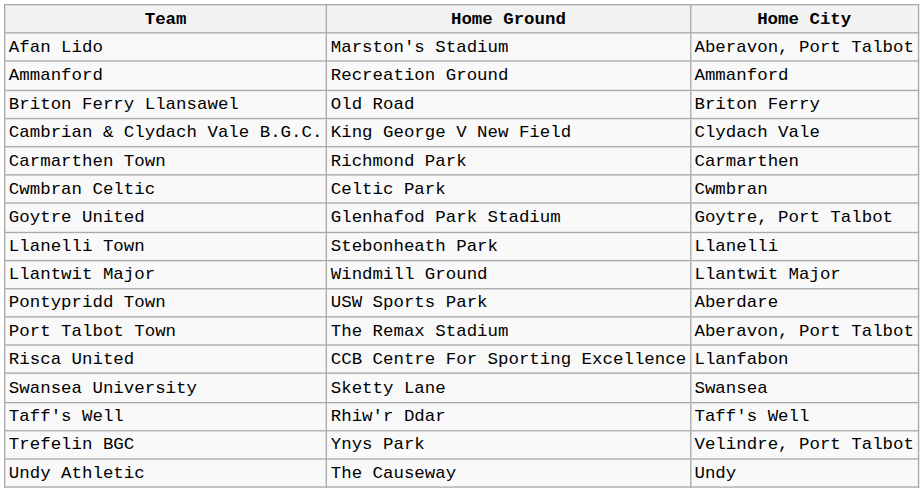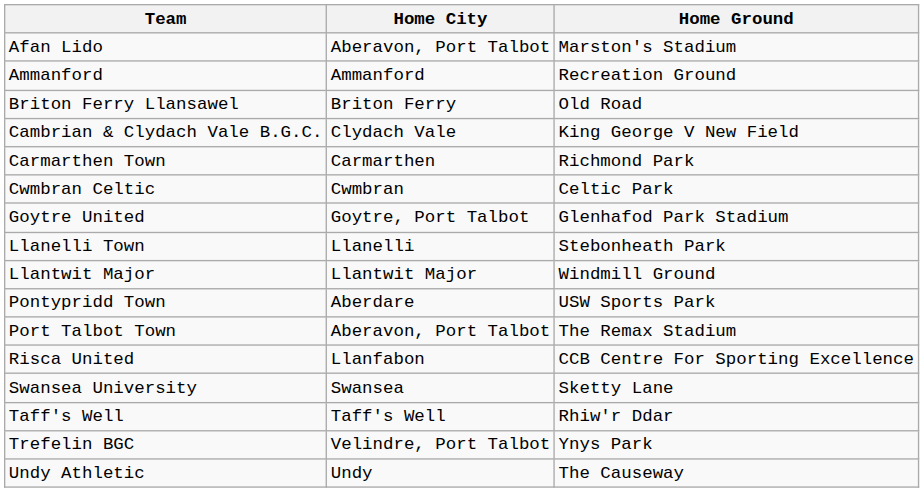columns swapped: (804, 19) <-> (508, 19)
